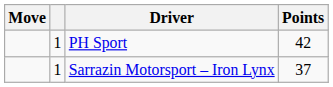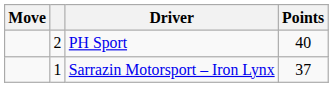(57, 43) 1 -> (57, 43) 2
(303, 43) 42 -> (303, 43) 40
